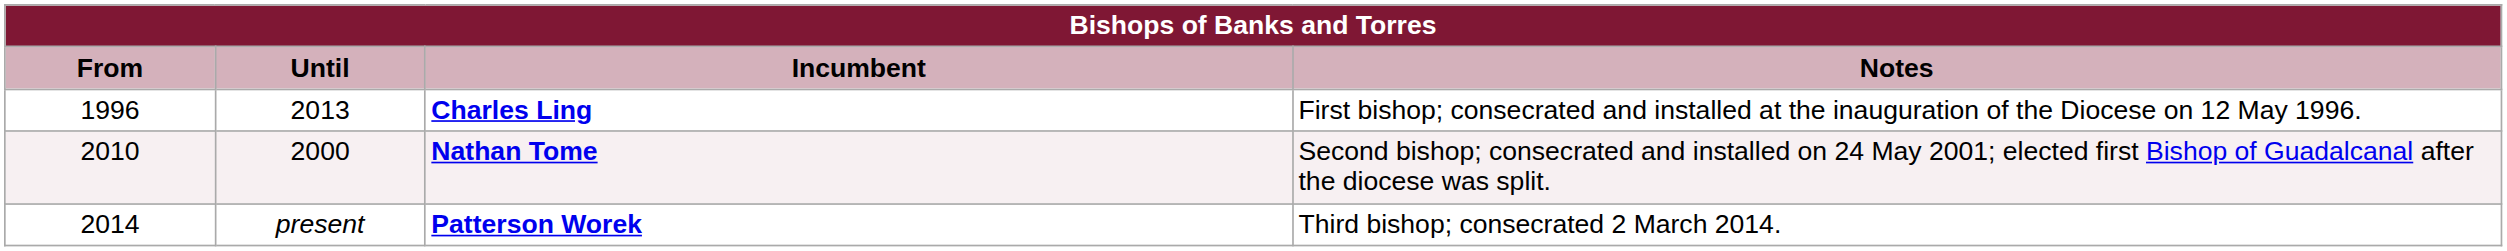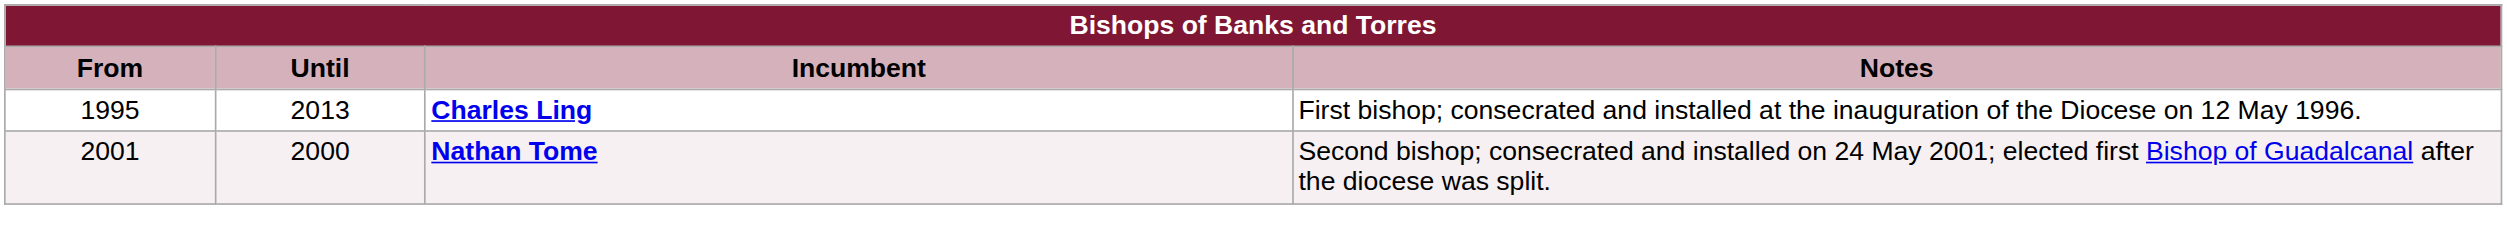(110, 109) 1996 -> (110, 109) 1995
(110, 151) 2010 -> (110, 151) 2001
- row: (537, 223)
